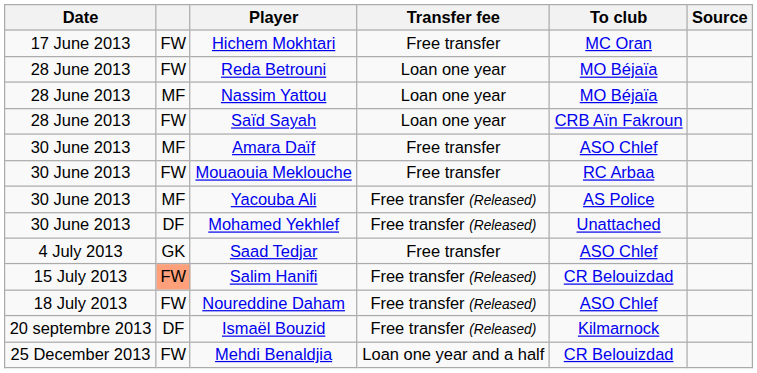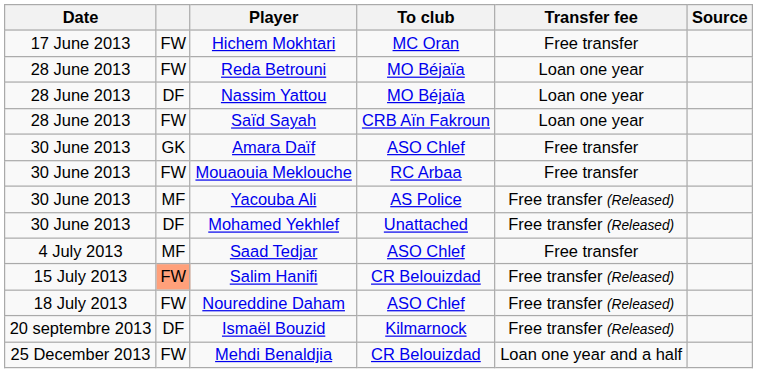columns swapped: (619, 17) <-> (453, 17)
(173, 95) MF -> (173, 95) DF
(173, 147) MF -> (173, 147) GK
(173, 251) GK -> (173, 251) MF
